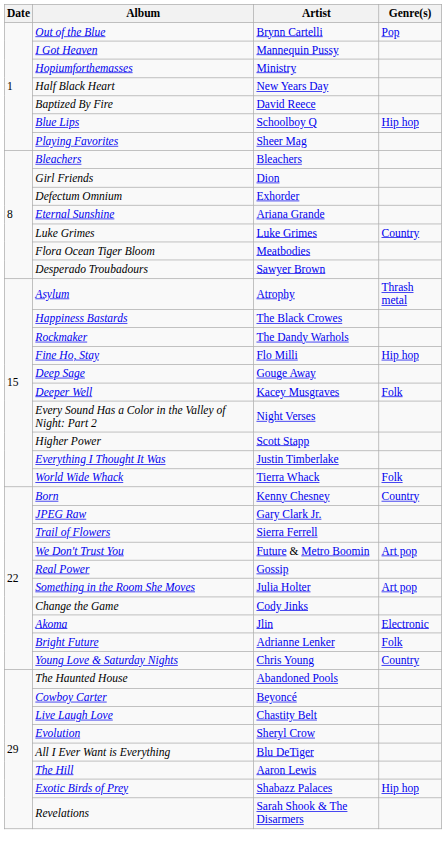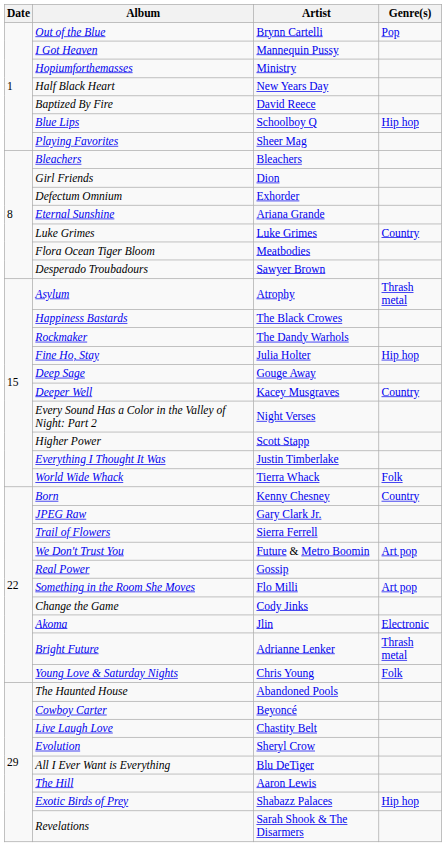(277, 355) Flo Milli -> (283, 355) Julia Holter
(392, 391) Folk -> (400, 391) Country
(283, 587) Julia Holter -> (277, 587) Flo Milli
(392, 642) Folk -> (398, 648) Thrash metal
(400, 660) Country -> (392, 673) Folk
